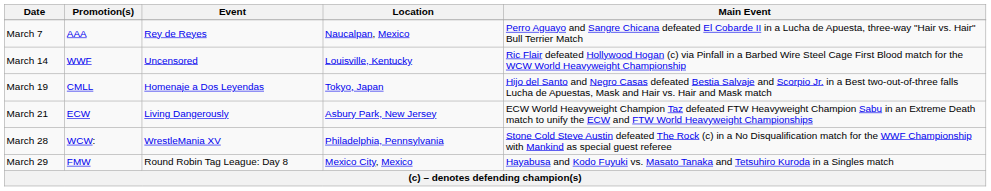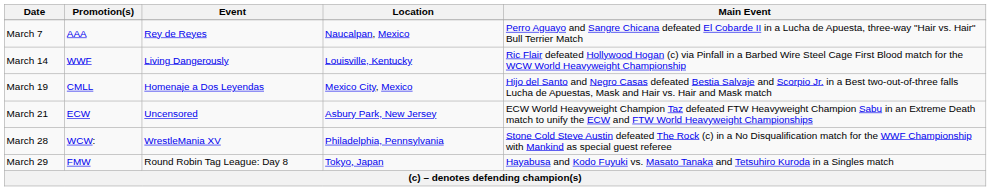(171, 60) Uncensored -> (187, 60) Living Dangerously
(354, 87) Tokyo, Japan -> (369, 87) Mexico City, Mexico
(187, 114) Living Dangerously -> (171, 114) Uncensored
(369, 162) Mexico City, Mexico -> (354, 162) Tokyo, Japan
